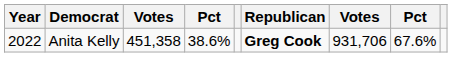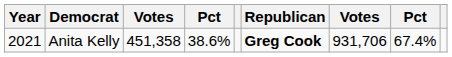(25, 40) 2022 -> (25, 40) 2021
(415, 40) 67.6% -> (415, 40) 67.4%
